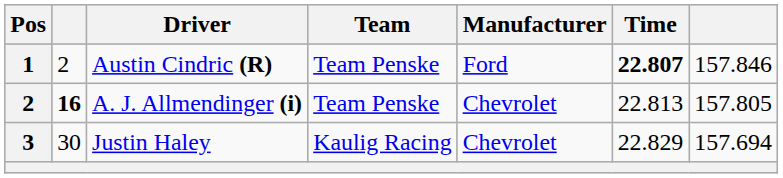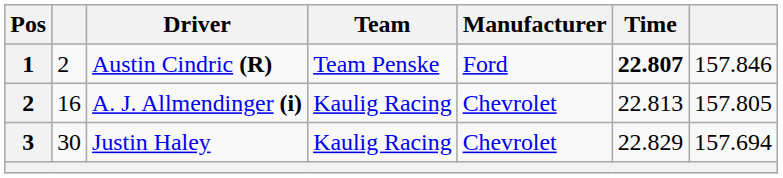(69, 103) bold -> (69, 103) normal
(376, 103) Team Penske -> (382, 103) Kaulig Racing
